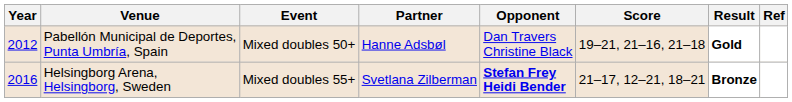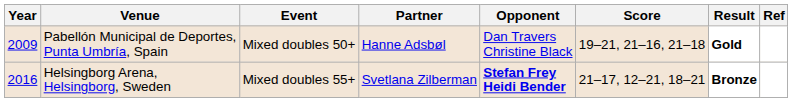(22, 44) 2012 -> (22, 44) 2009
